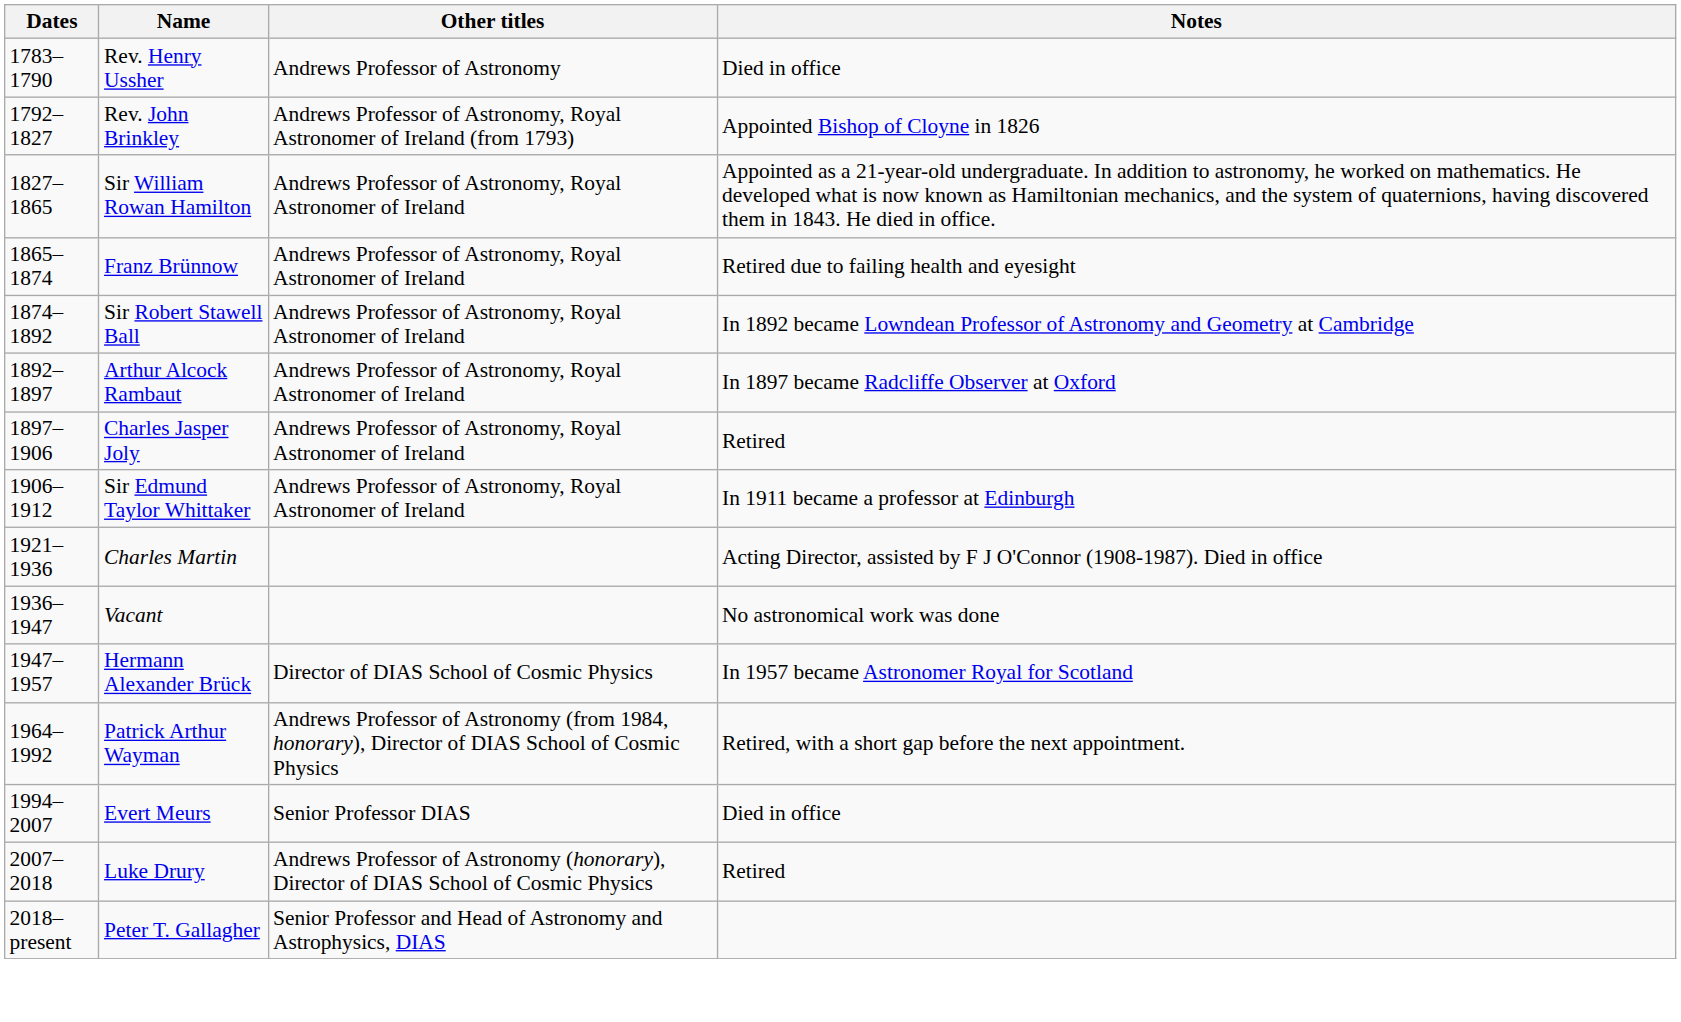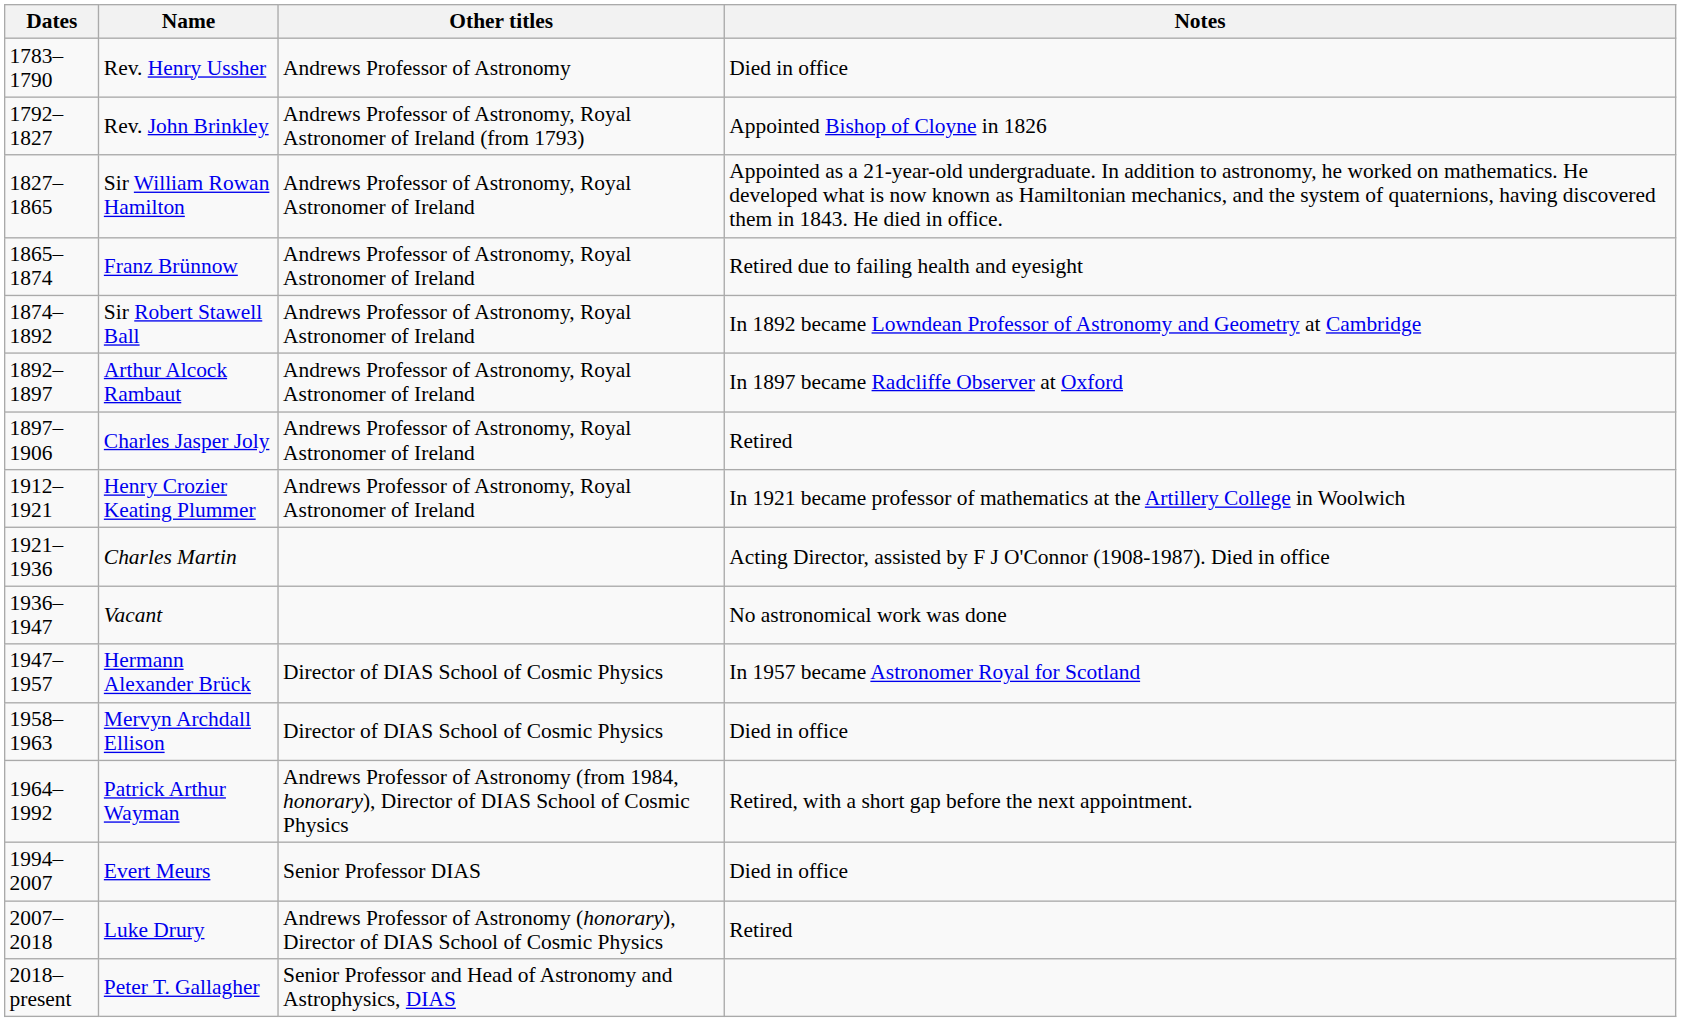- row: (177, 498)
+ row: (180, 498)
+ row: (177, 731)
